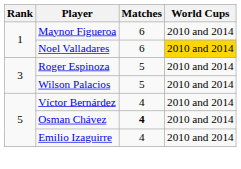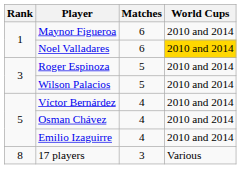(142, 119) bold -> (142, 119) normal
+ row: (61, 155)
